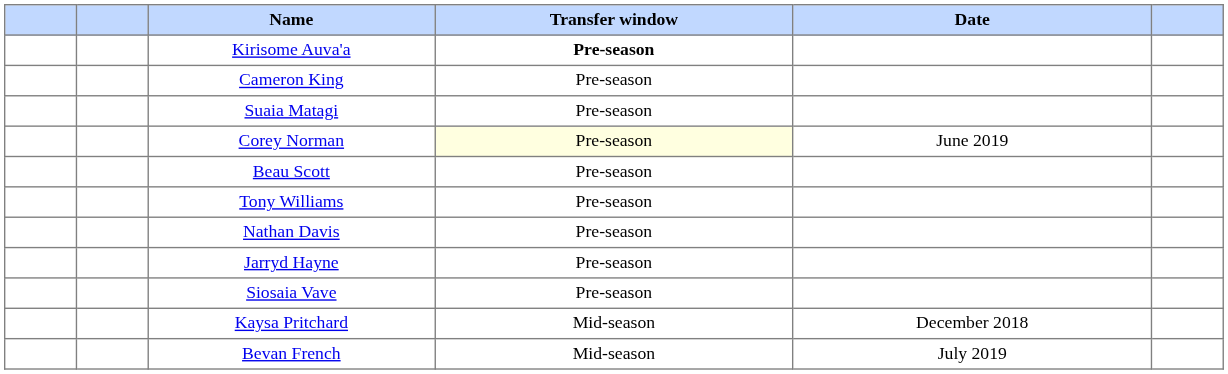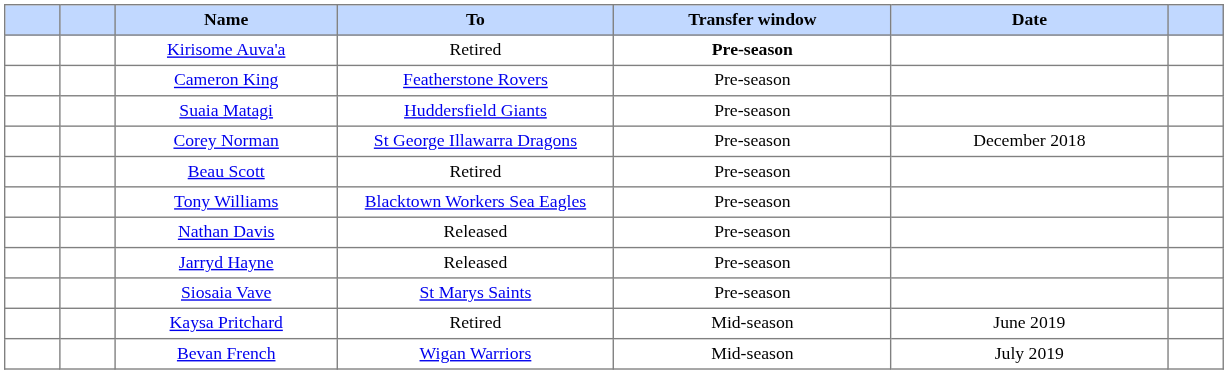+ column: (475, 19)
(614, 141) lightyellow background -> (752, 141) no background
(972, 141) June 2019 -> (1029, 141) December 2018
(972, 323) December 2018 -> (1029, 323) June 2019
